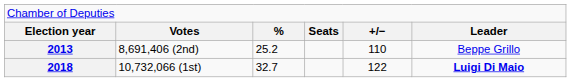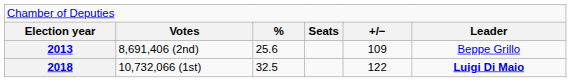(267, 49) 25.2 -> (267, 49) 25.6
(377, 49) 110 -> (377, 49) 109
(267, 67) 32.7 -> (267, 67) 32.5
